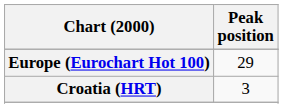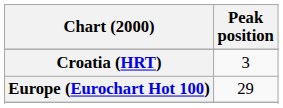rows swapped: (109, 89) <-> (109, 62)
